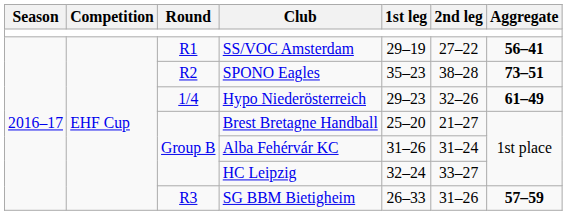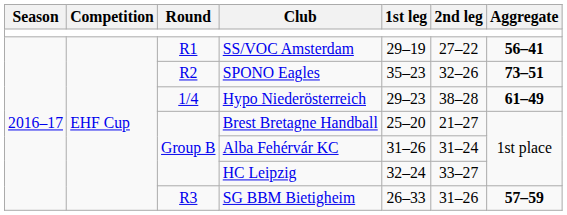(459, 73) 38–28 -> (459, 73) 32–26
(459, 98) 32–26 -> (459, 98) 38–28
